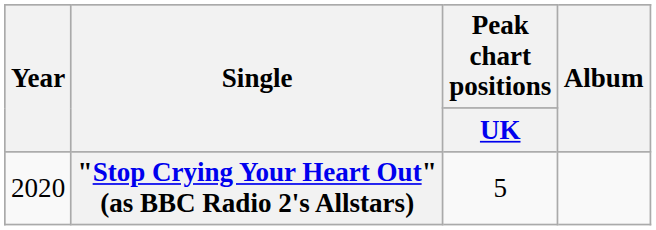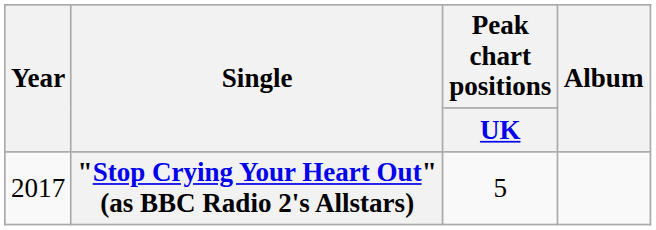(38, 187) 2020 -> (38, 187) 2017
